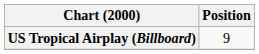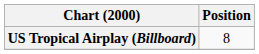(227, 37) 9 -> (227, 37) 8
